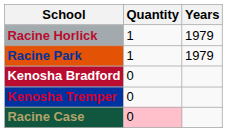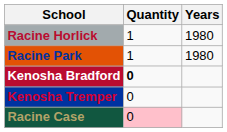(199, 35) 1979 -> (199, 35) 1980
(199, 55) 1979 -> (199, 55) 1980
(130, 76) normal -> (130, 76) bold
